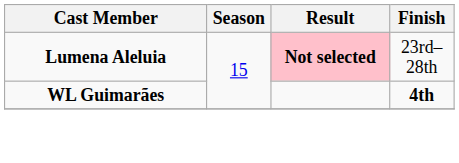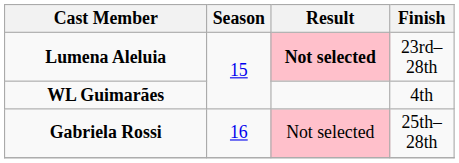(422, 94) bold -> (422, 94) normal
+ row: (106, 133)
